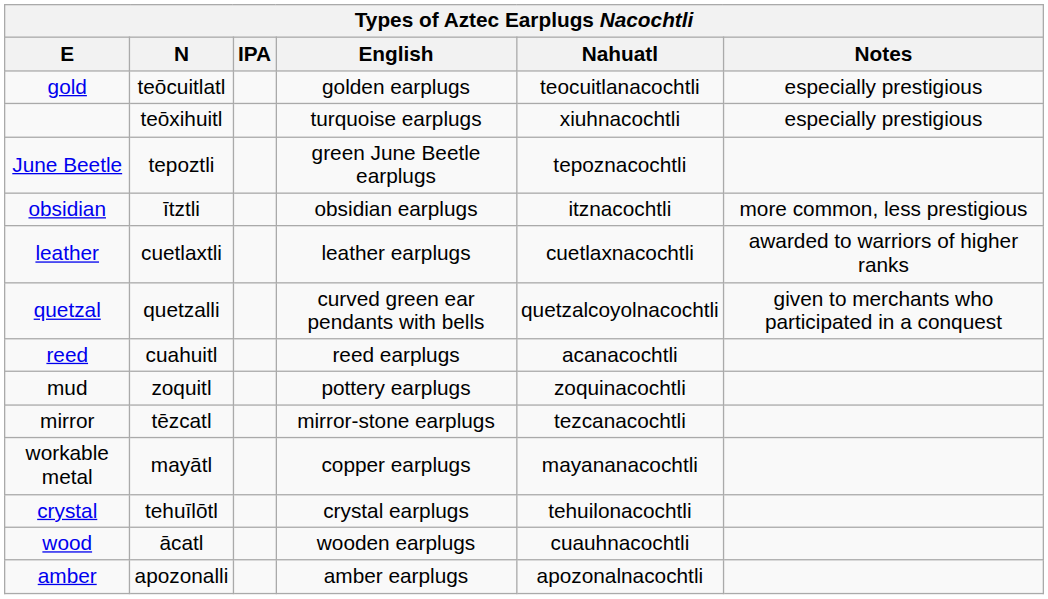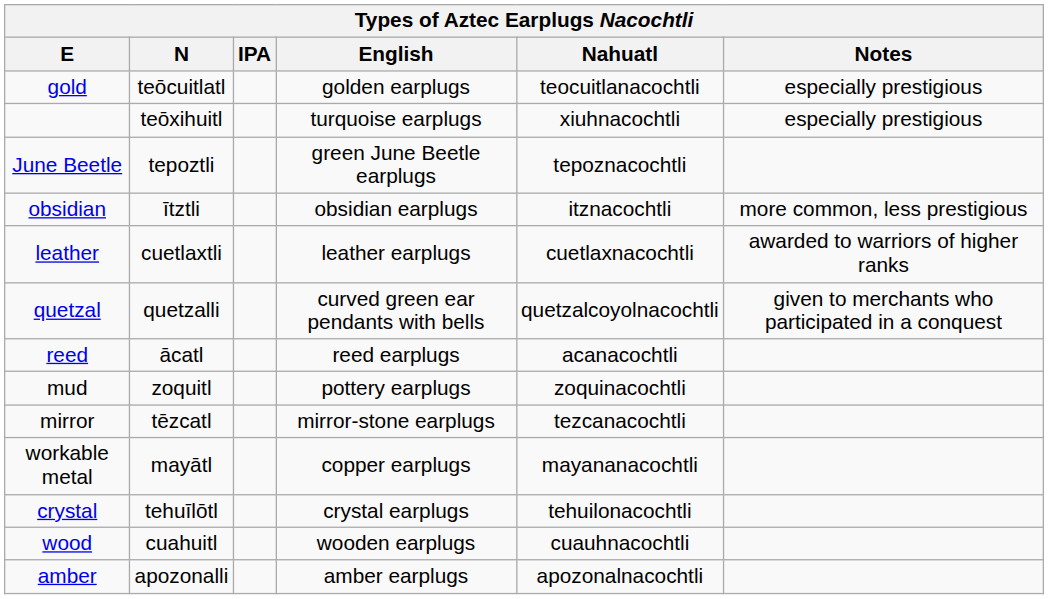(181, 355) cuahuitl -> (181, 355) ācatl
(181, 543) ācatl -> (181, 543) cuahuitl
